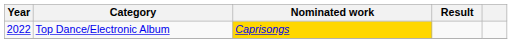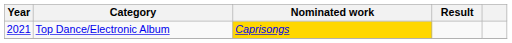(19, 30) 2022 -> (19, 30) 2021
